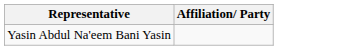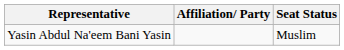+ column: (307, 14)
